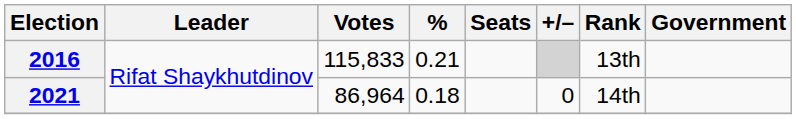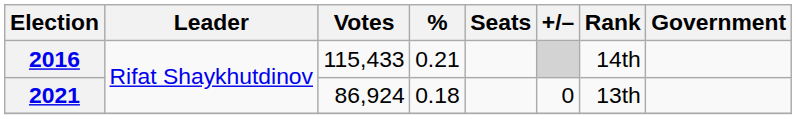(364, 58) 115,833 -> (364, 58) 115,433
(619, 58) 13th -> (619, 58) 14th
(370, 95) 86,964 -> (370, 95) 86,924
(619, 95) 14th -> (619, 95) 13th
